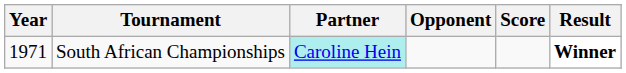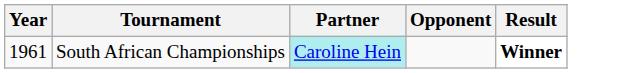- column: (523, 20)
(28, 51) 1971 -> (28, 51) 1961
